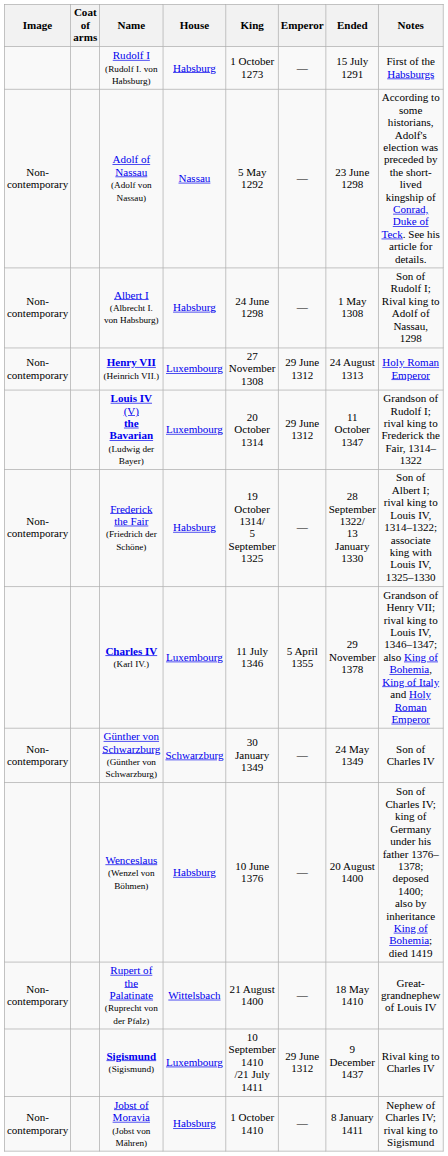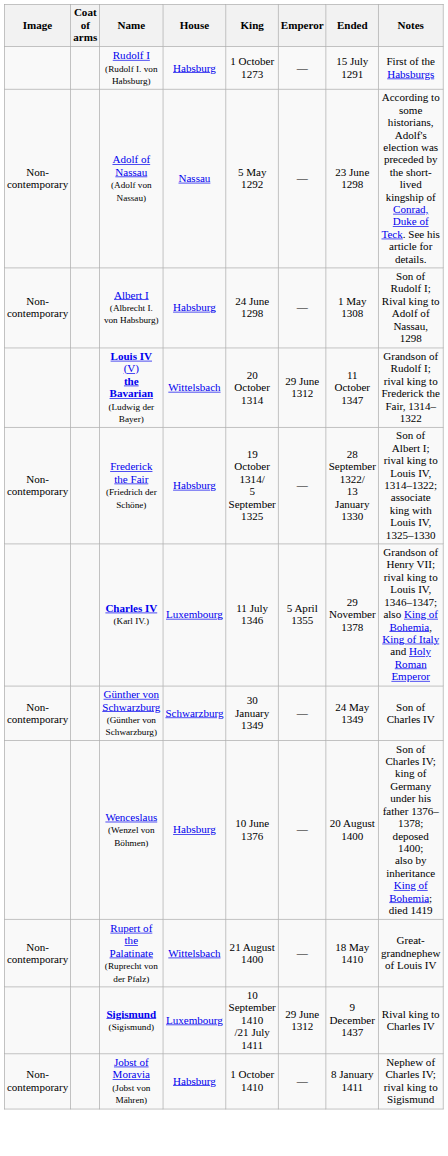- row: (131, 368)
(194, 429) Luxembourg -> (194, 387) Wittelsbach
